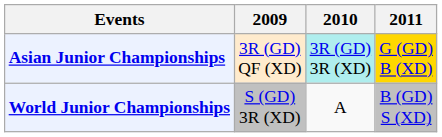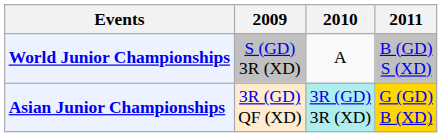rows swapped: (117, 58) <-> (119, 107)
